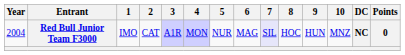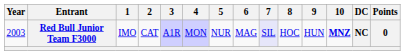(16, 33) 2004 -> (16, 33) 2003
(340, 33) normal -> (340, 33) bold
